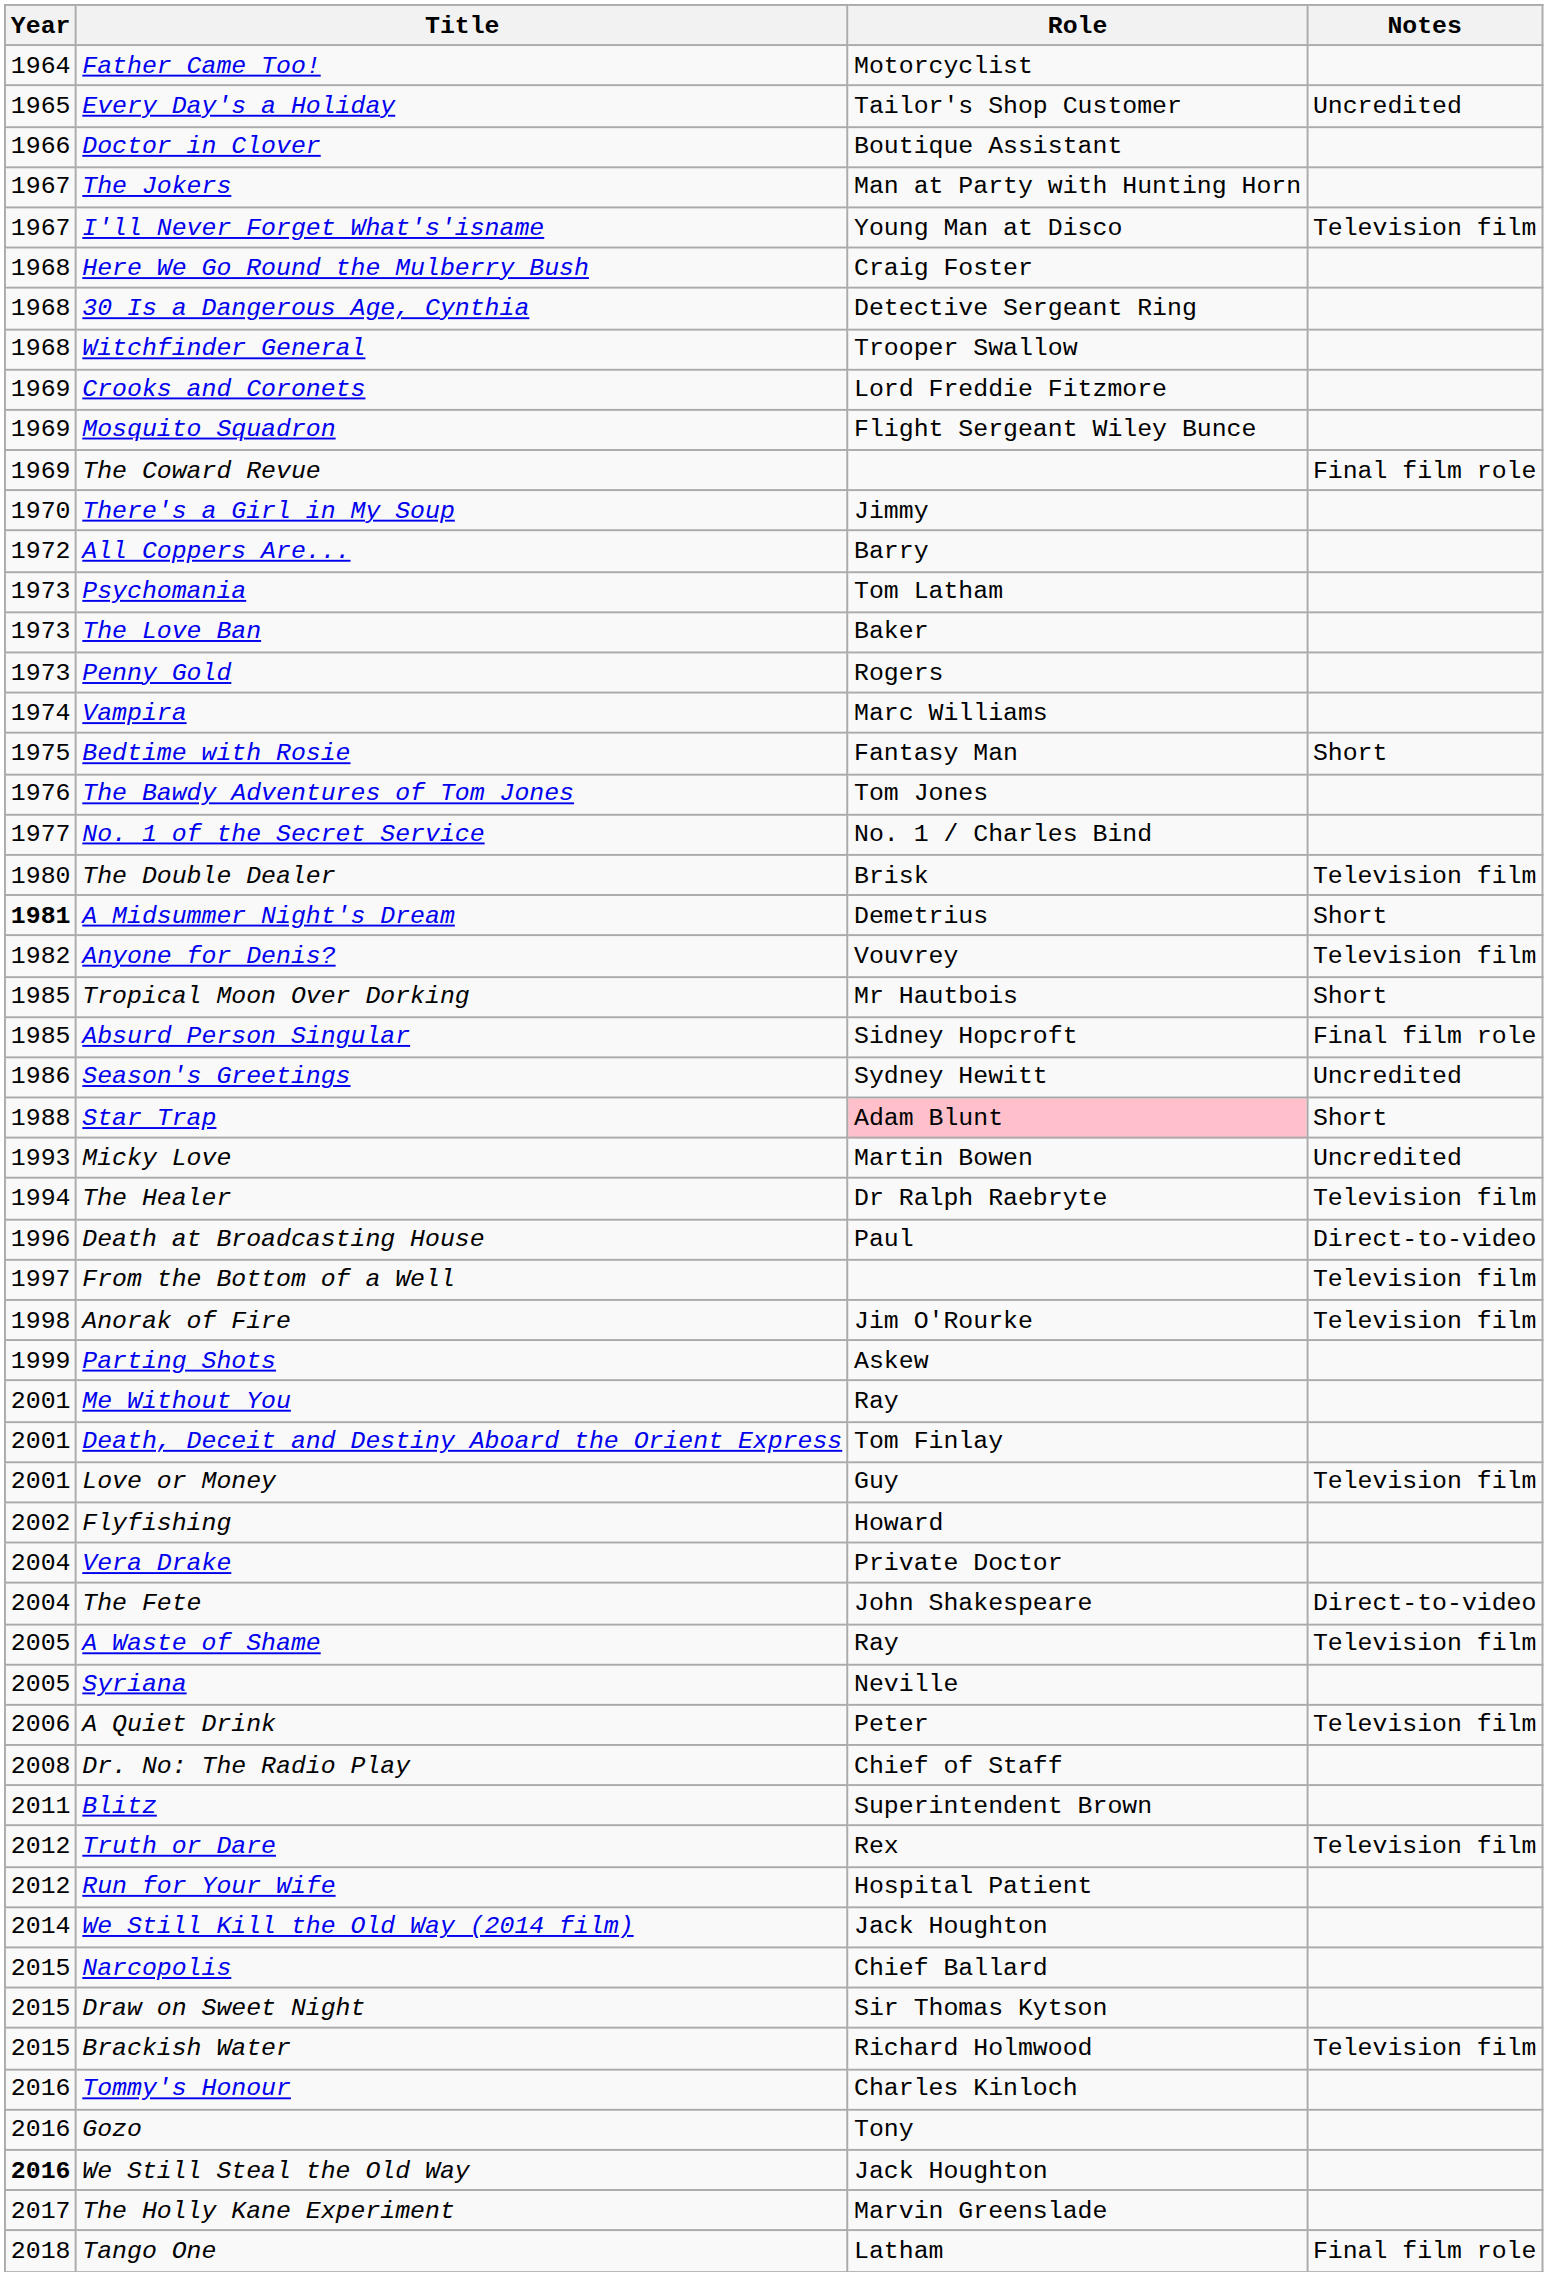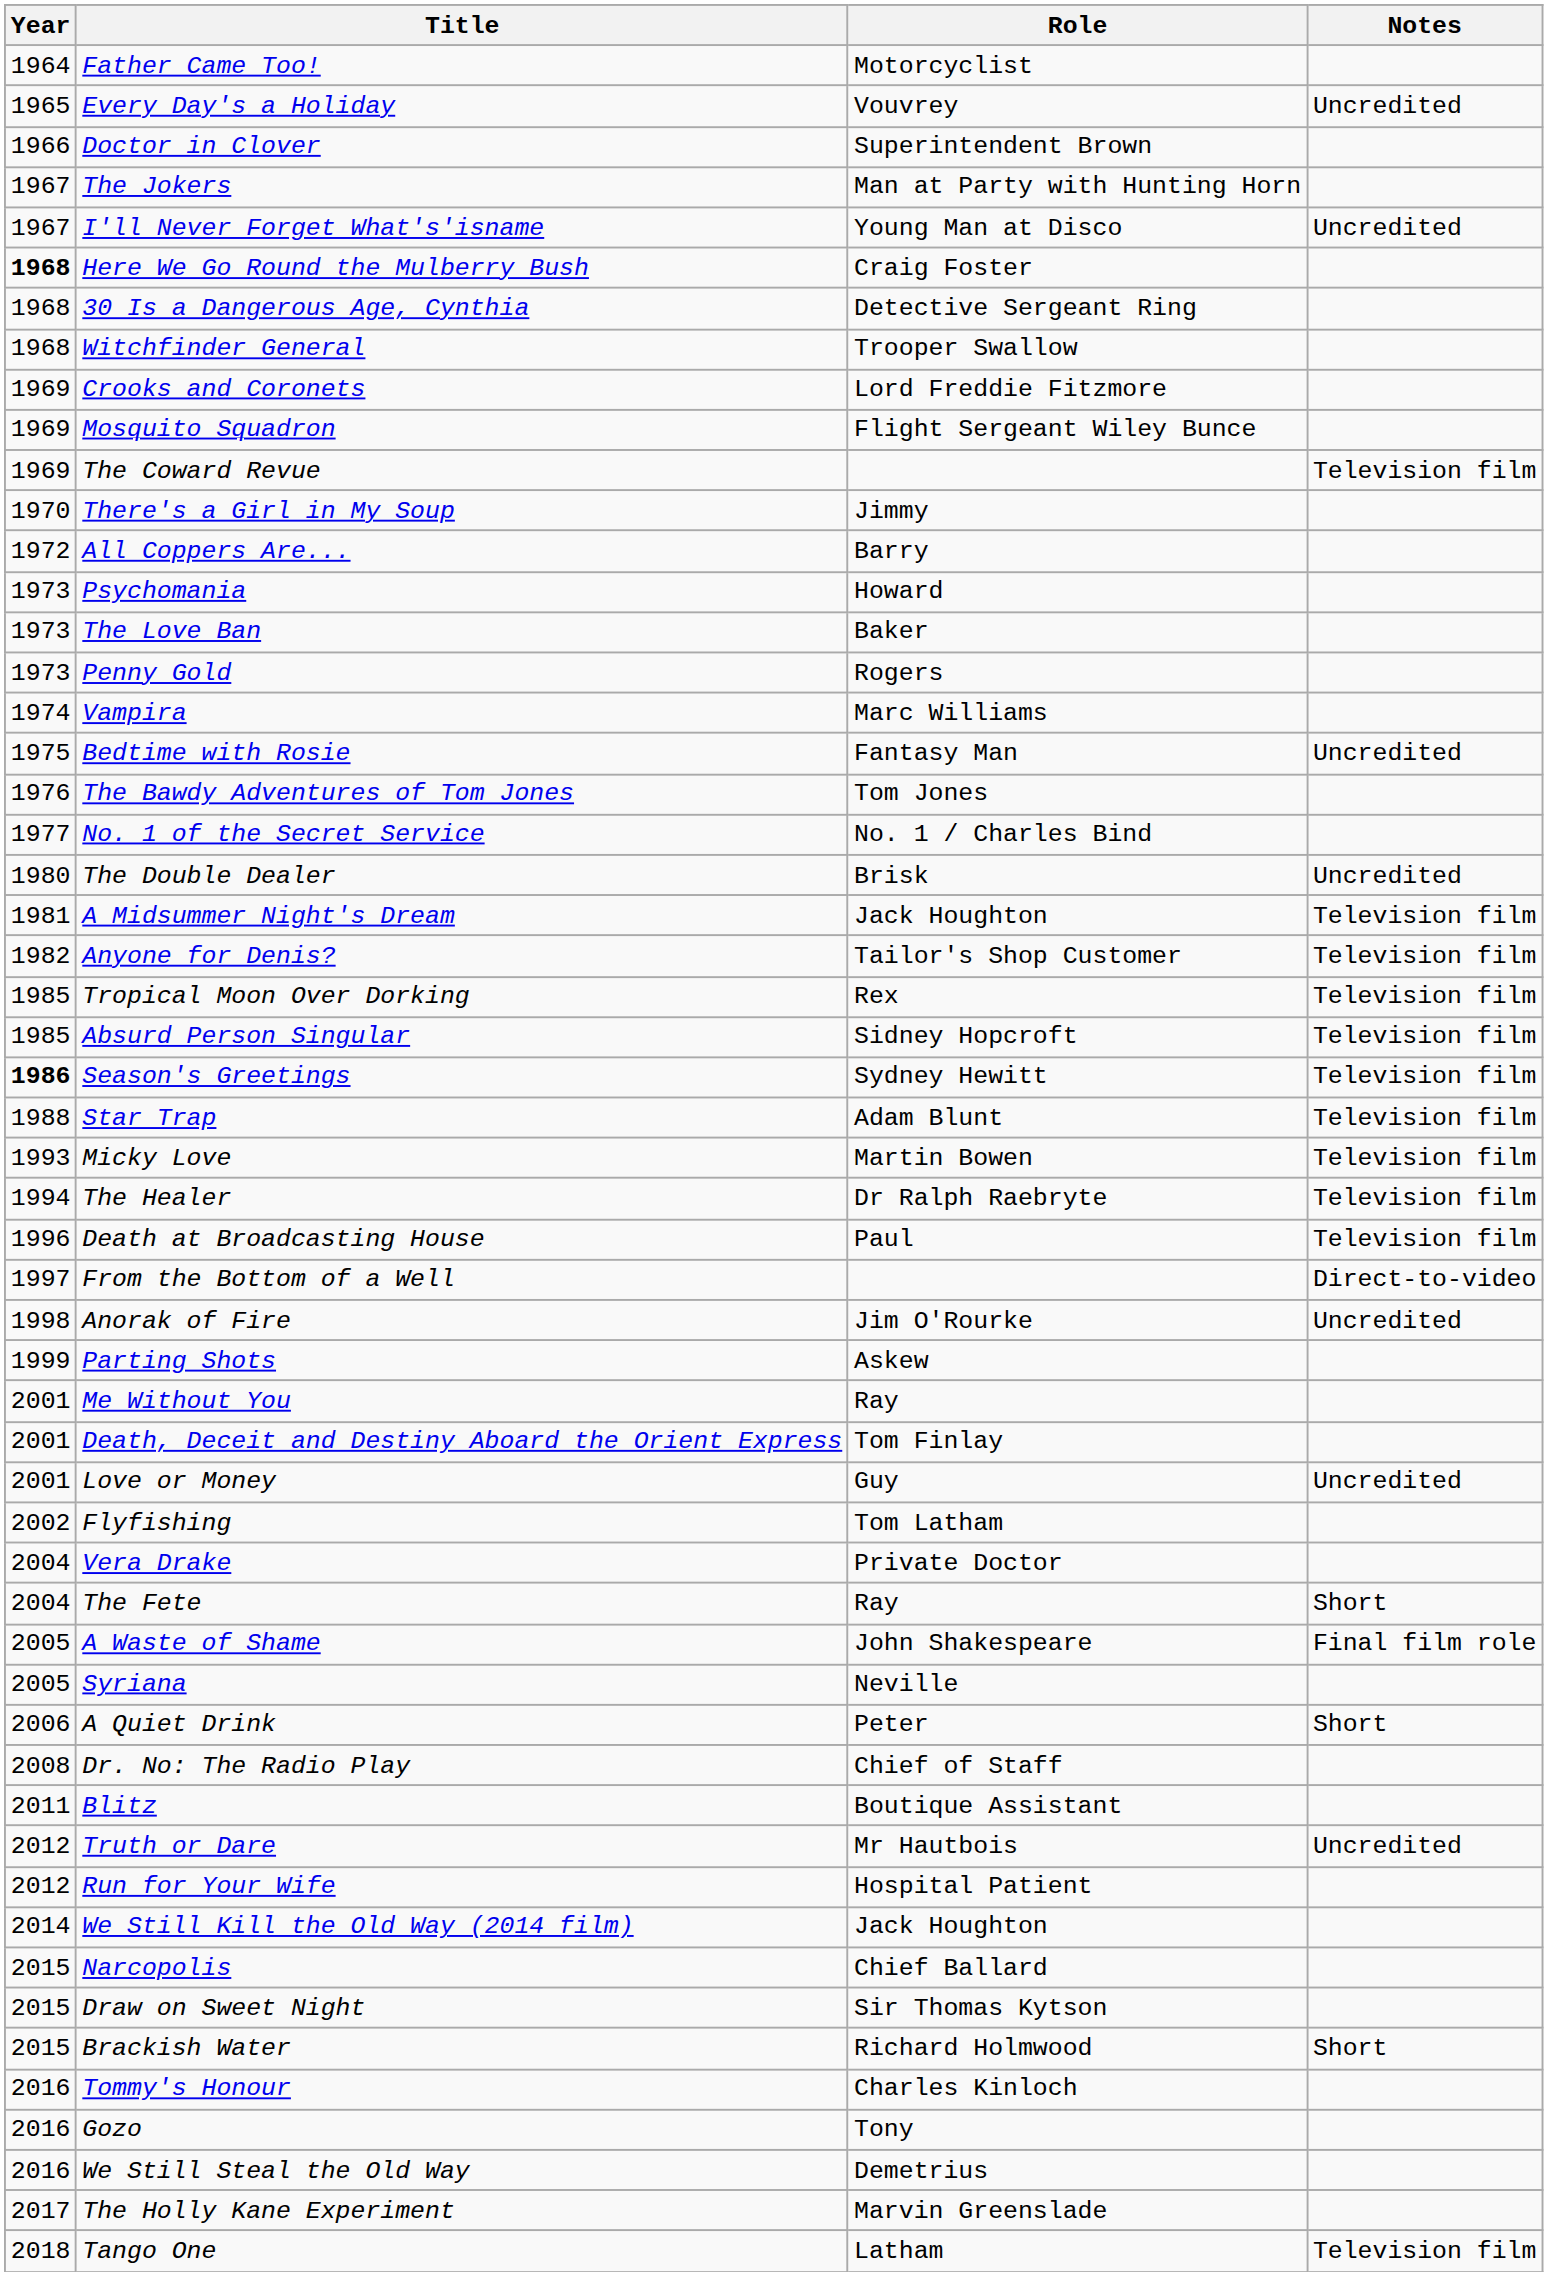(1018, 106) Tailor's Shop Customer -> (906, 106) Vouvrey
(988, 147) Boutique Assistant -> (1003, 147) Superintendent Brown
(1425, 228) Television film -> (1387, 228) Uncredited
(41, 268) normal -> (41, 268) bold
(1425, 470) Final film role -> (1425, 470) Television film
(929, 592) Tom Latham -> (899, 592) Howard
(1350, 754) Short -> (1387, 754) Uncredited
(1425, 875) Television film -> (1387, 875) Uncredited
(41, 915) bold -> (41, 915) normal
(921, 915) Demetrius -> (951, 915) Jack Houghton
(1350, 915) Short -> (1425, 915) Television film
(906, 956) Vouvrey -> (1018, 956) Tailor's Shop Customer
(936, 996) Mr Hautbois -> (876, 996) Rex
(1350, 996) Short -> (1425, 996) Television film
(1425, 1037) Final film role -> (1425, 1037) Television film
(41, 1077) normal -> (41, 1077) bold
(1387, 1077) Uncredited -> (1425, 1077) Television film
(929, 1118) pink background -> (929, 1118) no background
(1350, 1118) Short -> (1425, 1118) Television film
(1387, 1158) Uncredited -> (1425, 1158) Television film
(1425, 1239) Direct-to-video -> (1425, 1239) Television film
(1425, 1280) Television film -> (1425, 1280) Direct-to-video
(1425, 1320) Television film -> (1387, 1320) Uncredited
(1425, 1482) Television film -> (1387, 1482) Uncredited
(899, 1523) Howard -> (929, 1523) Tom Latham
(973, 1603) John Shakespeare -> (876, 1603) Ray
(1425, 1603) Direct-to-video -> (1350, 1603) Short
(876, 1644) Ray -> (973, 1644) John Shakespeare
(1425, 1644) Television film -> (1425, 1644) Final film role
(1425, 1725) Television film -> (1350, 1725) Short
(1003, 1806) Superintendent Brown -> (988, 1806) Boutique Assistant
(876, 1846) Rex -> (936, 1846) Mr Hautbois
(1425, 1846) Television film -> (1387, 1846) Uncredited
(1425, 2049) Television film -> (1350, 2049) Short
(41, 2170) bold -> (41, 2170) normal
(951, 2170) Jack Houghton -> (921, 2170) Demetrius
(1425, 2251) Final film role -> (1425, 2251) Television film
